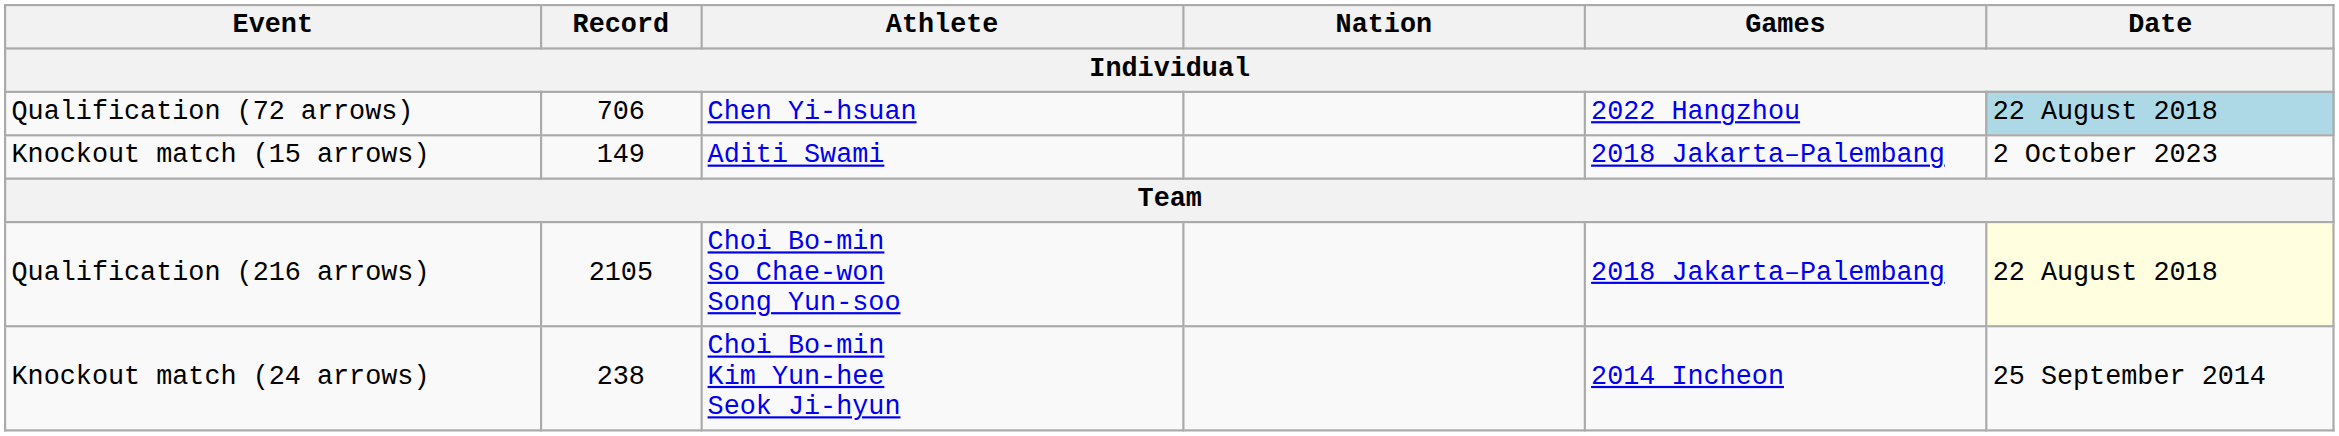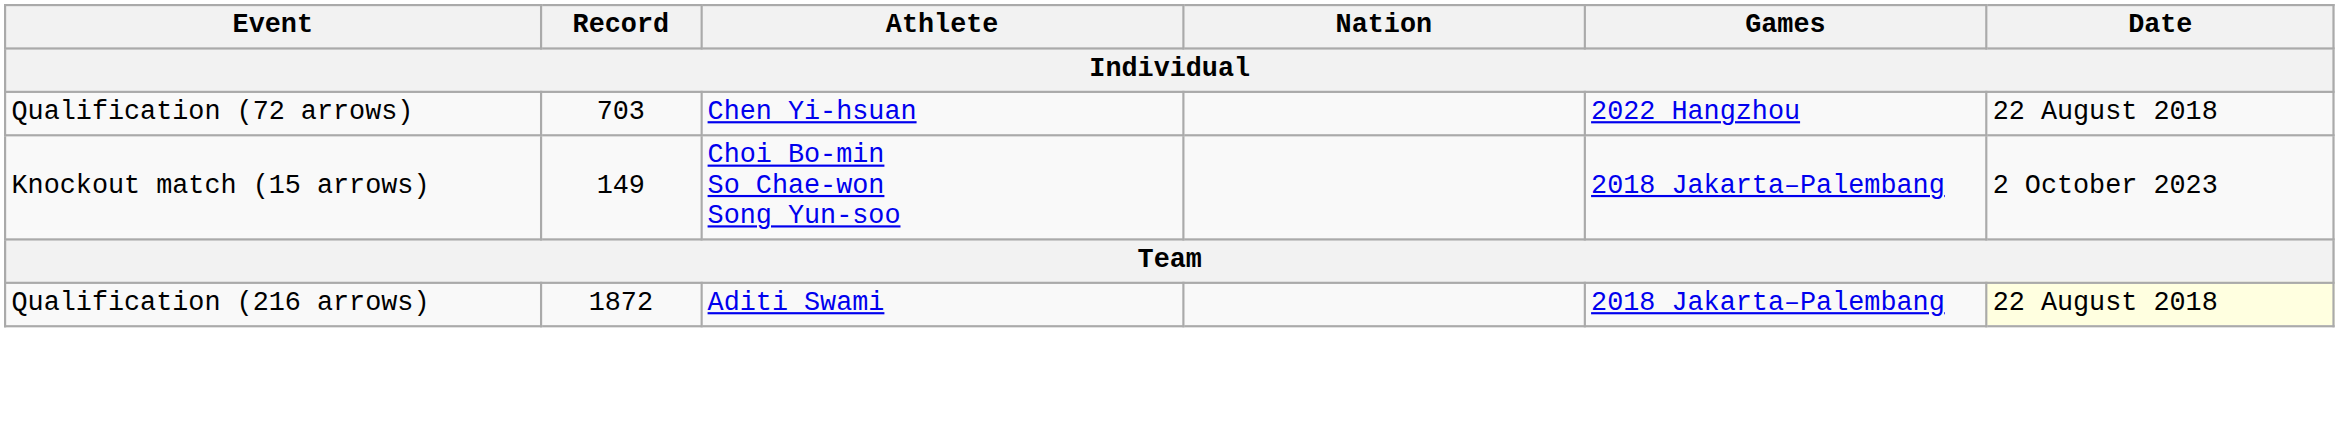(621, 114) 706 -> (621, 114) 703
(2105, 114) lightblue background -> (2105, 114) no background
(796, 157) Aditi Swami -> (804, 187) Choi Bo-min So Chae-won Song Yun-soo
(621, 274) 2105 -> (621, 304) 1872
(804, 274) Choi Bo-min So Chae-won Song Yun-soo -> (796, 304) Aditi Swami
- row: (221, 378)
